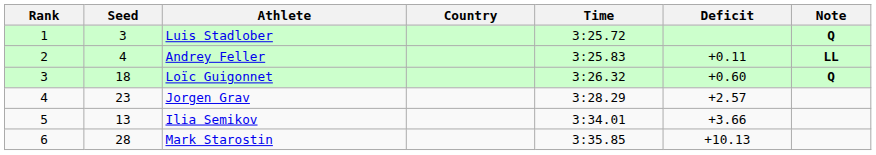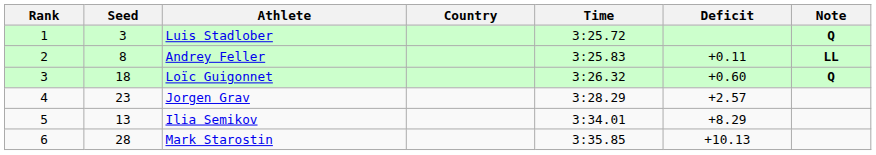(123, 56) 4 -> (123, 56) 8
(727, 119) +3.66 -> (727, 119) +8.29
